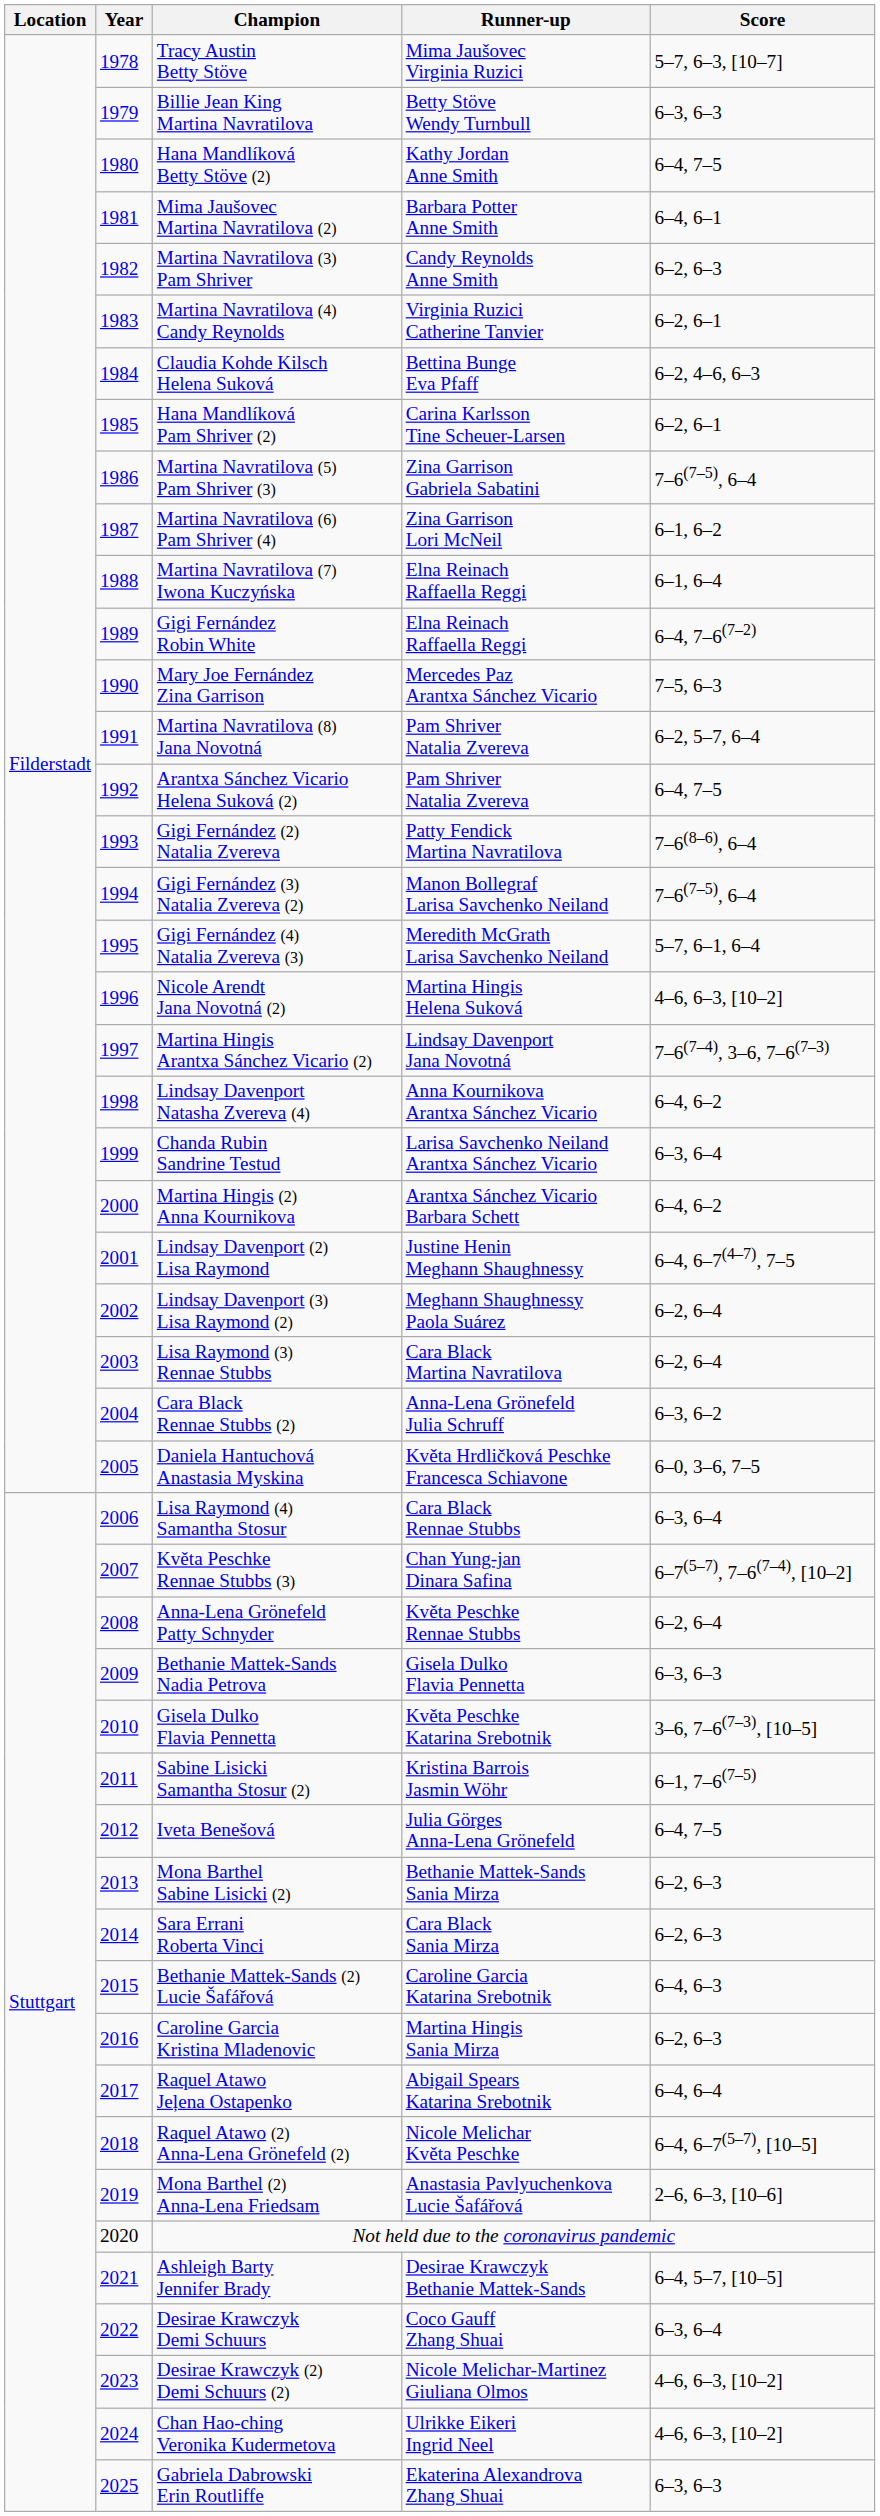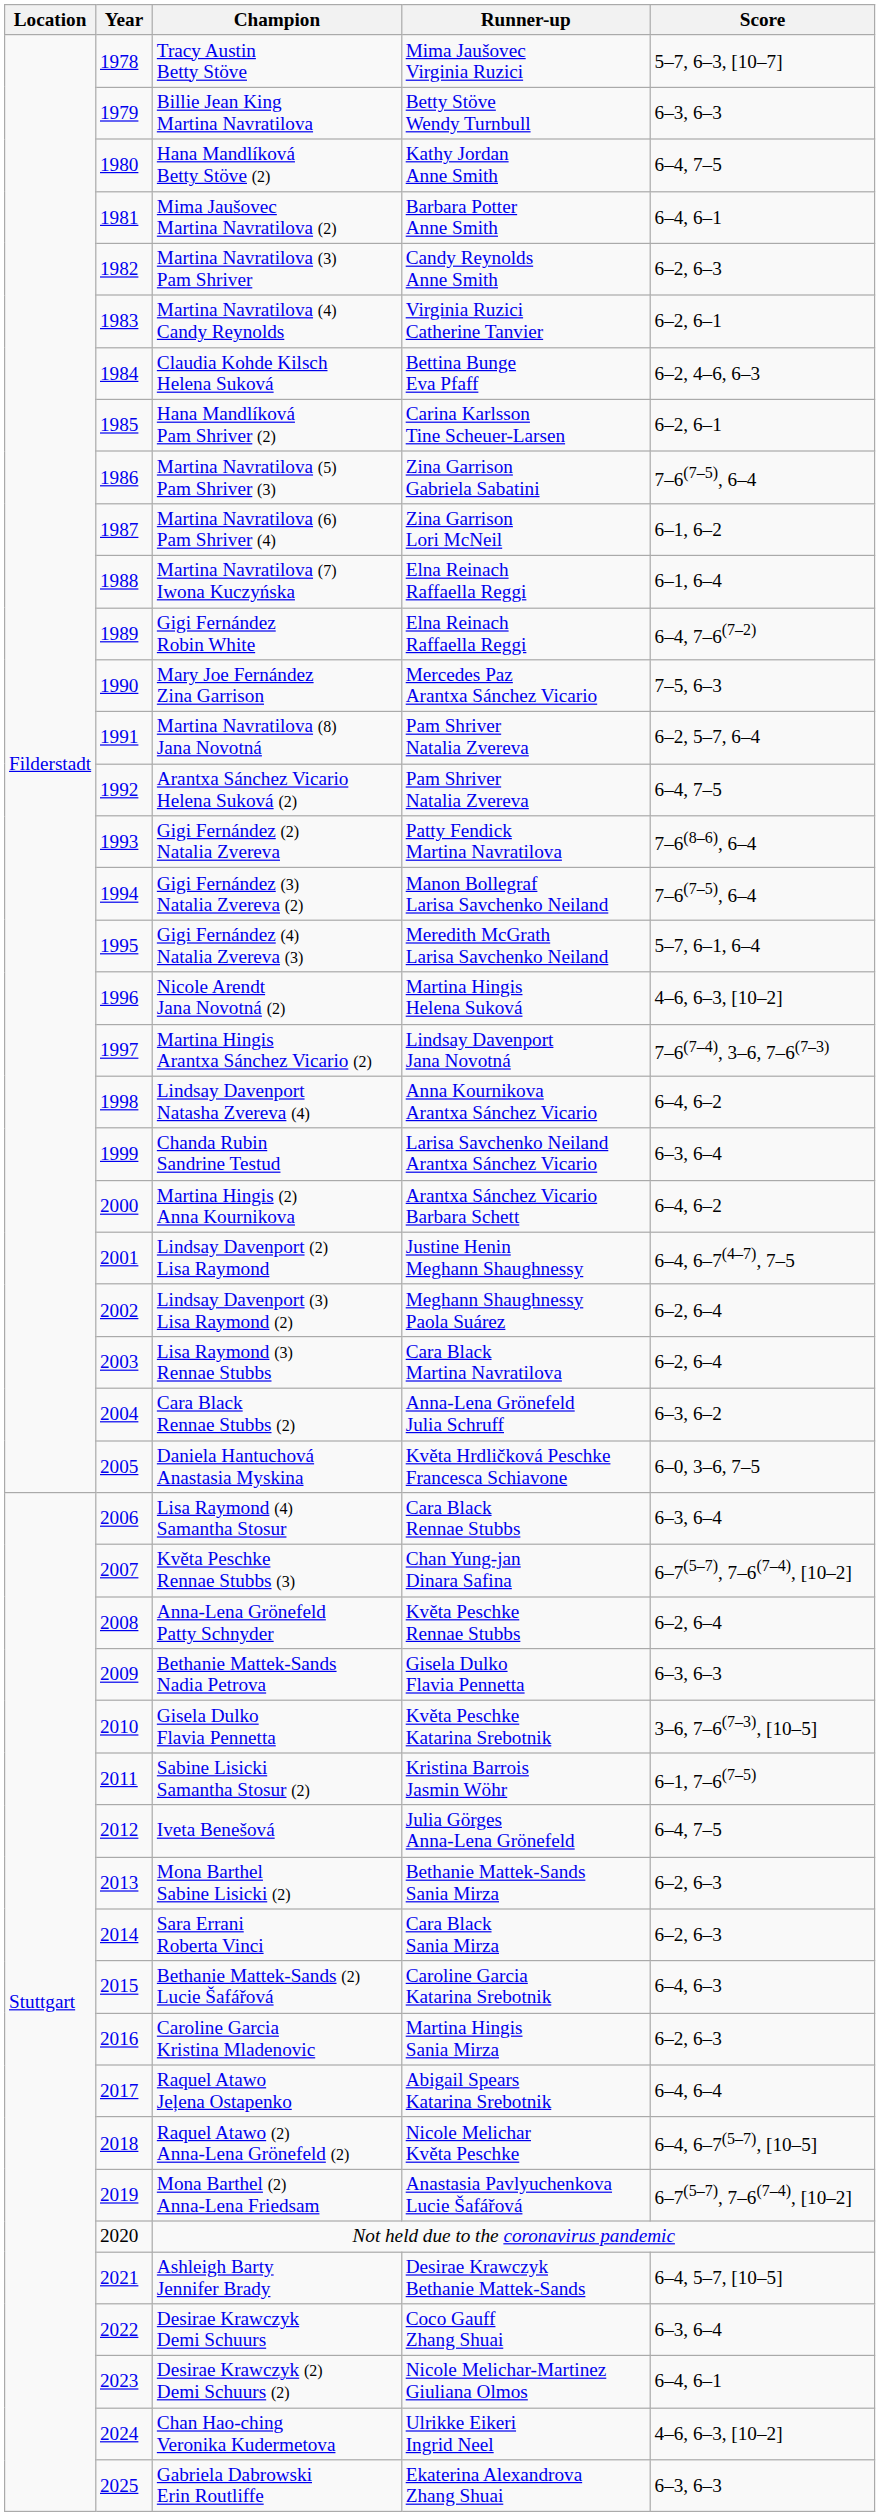(719, 2195) 2–6, 6–3, [10–6] -> (753, 2195) 6–7(5–7), 7–6(7–4), [10–2]
(719, 2381) 4–6, 6–3, [10–2] -> (688, 2381) 6–4, 6–1
